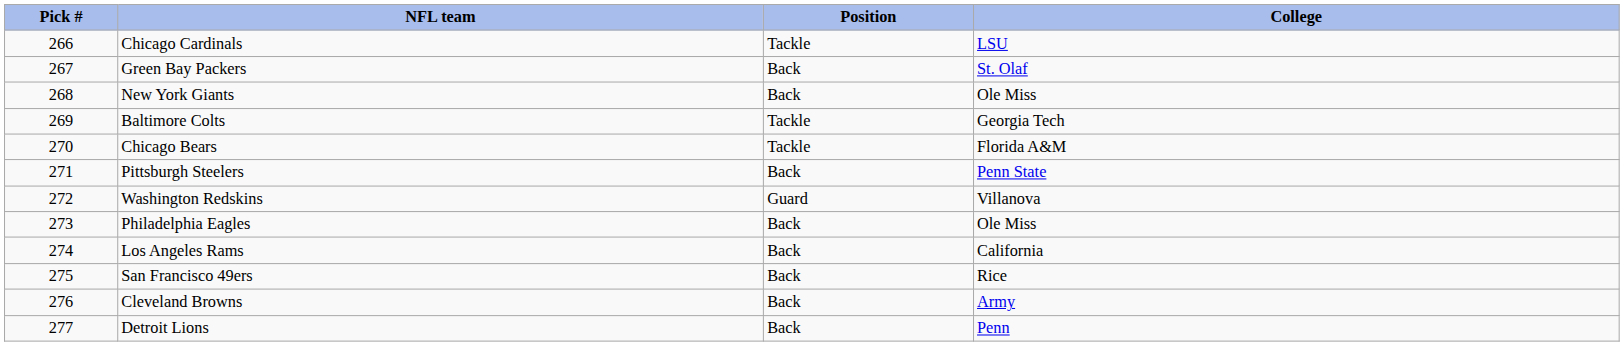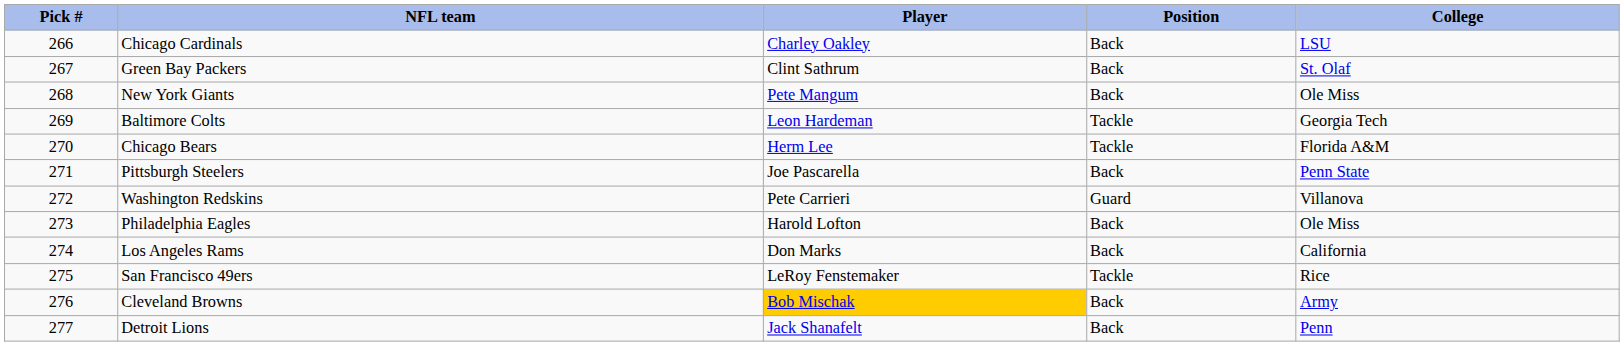+ column: (925, 17)
(789, 43) Tackle -> (1107, 43) Back
(784, 276) Back -> (1112, 276) Tackle
